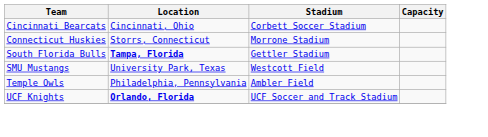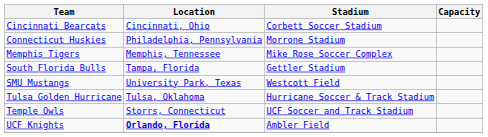(160, 40) Storrs, Connecticut -> (194, 40) Philadelphia, Pennsylvania
+ row: (43, 54)
(147, 54) bold -> (163, 68) normal
+ row: (64, 97)
(178, 82) Philadelphia, Pennsylvania -> (176, 111) Storrs, Connecticut
(282, 82) Ambler Field -> (340, 111) UCF Soccer and Track Stadium
(324, 97) UCF Soccer and Track Stadium -> (298, 125) Ambler Field
